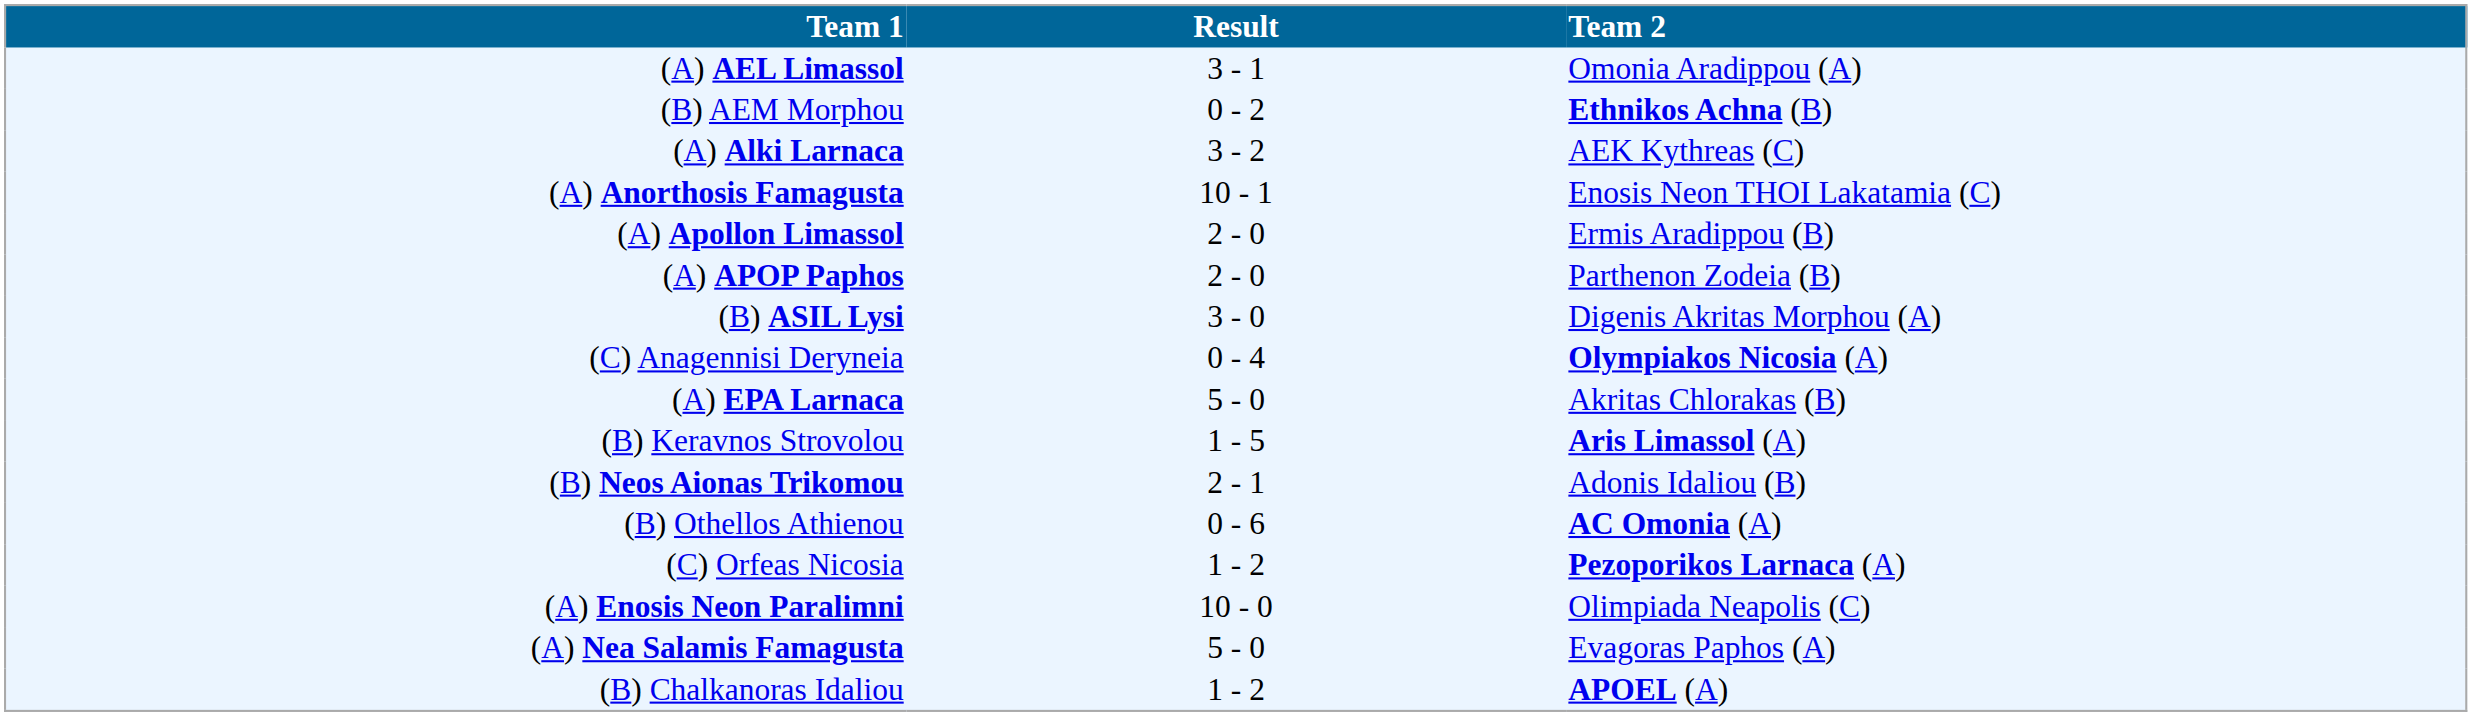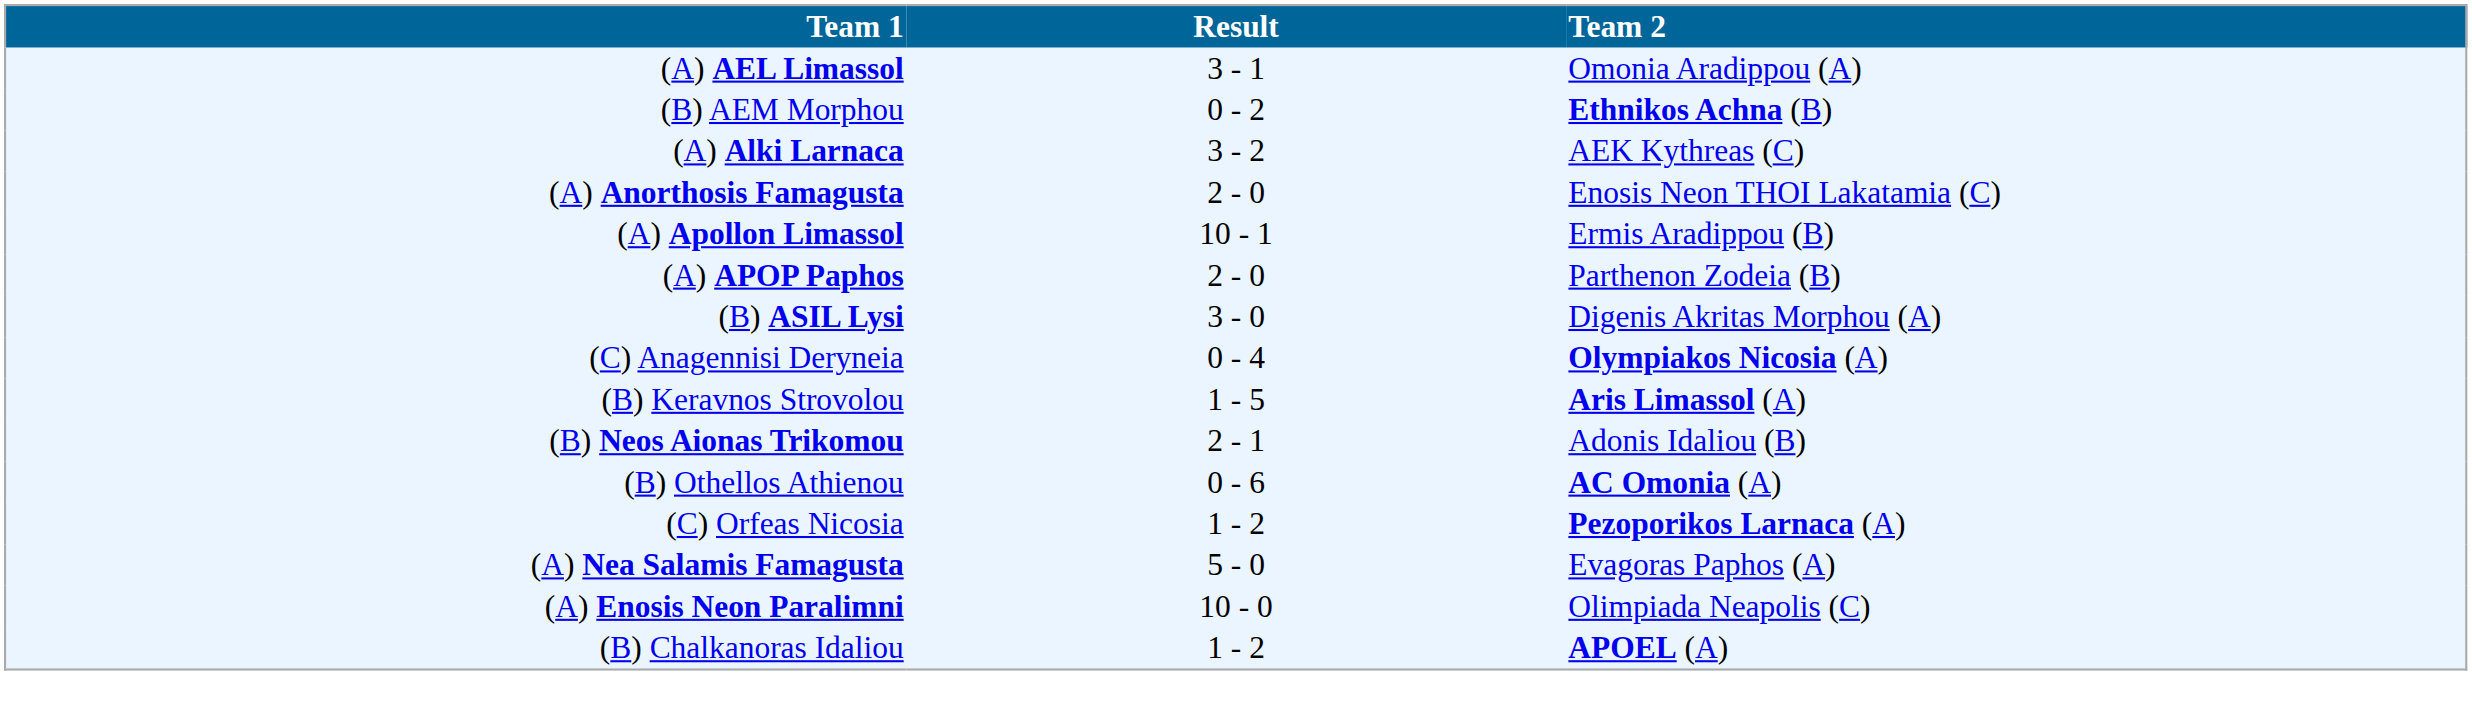(1236, 191) 10 - 1 -> (1236, 191) 2 - 0
(1236, 233) 2 - 0 -> (1236, 233) 10 - 1
- row: (788, 398)
rows swapped: (724, 605) <-> (717, 647)
